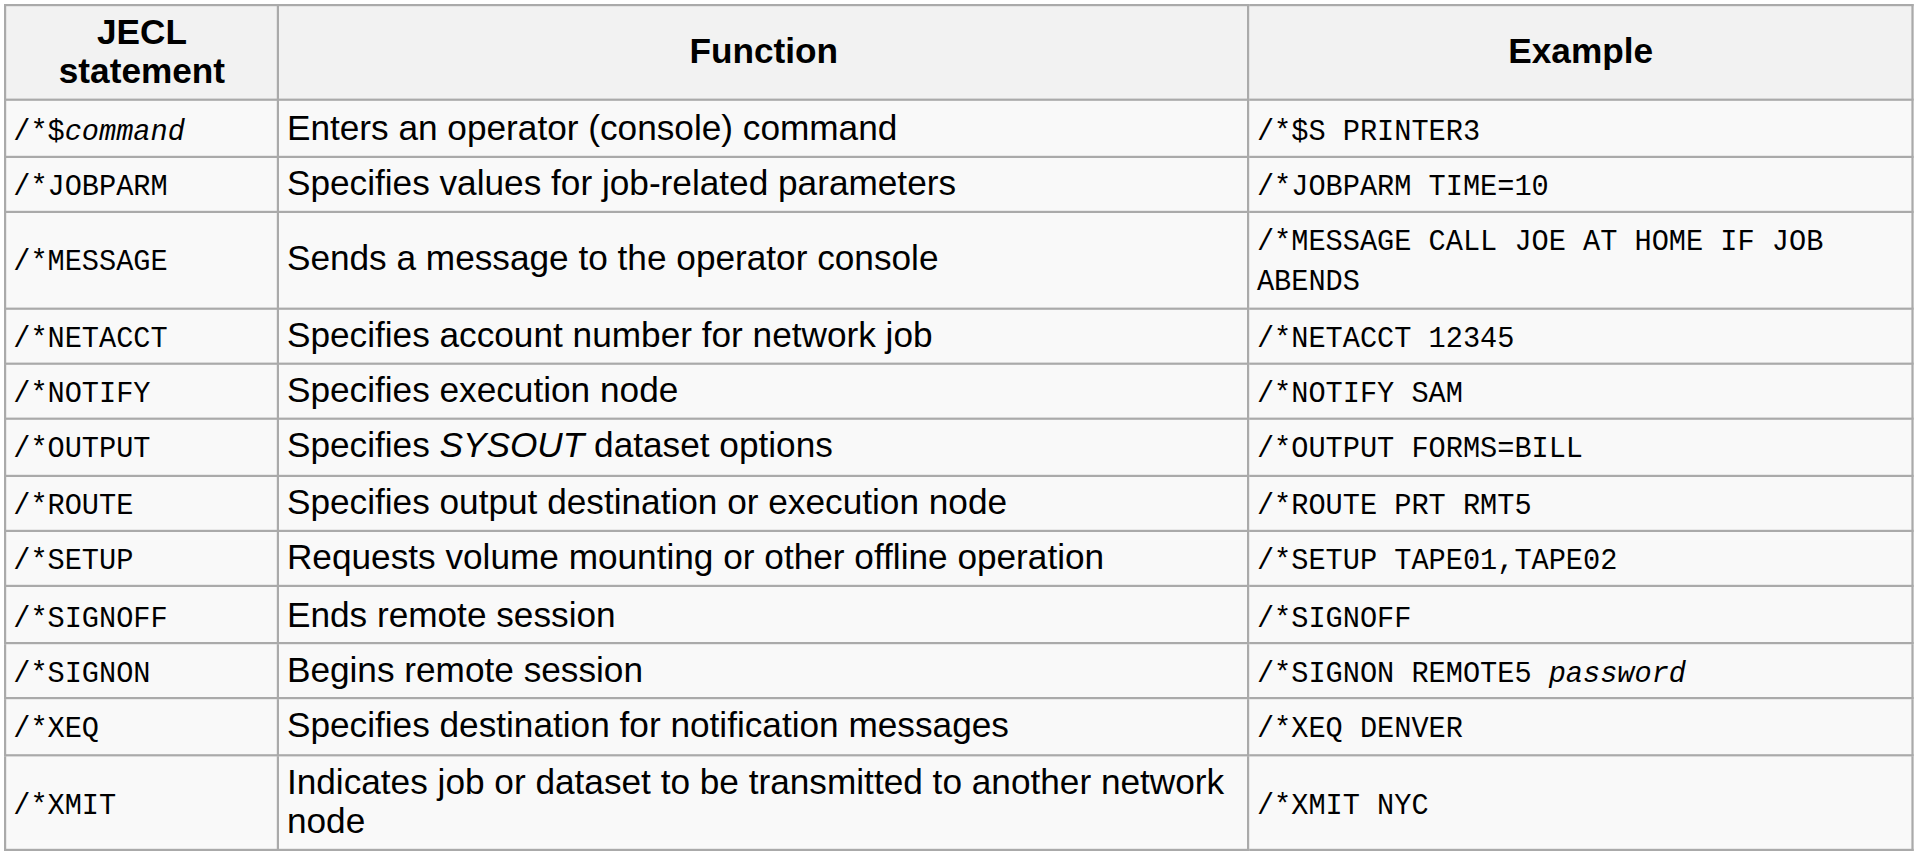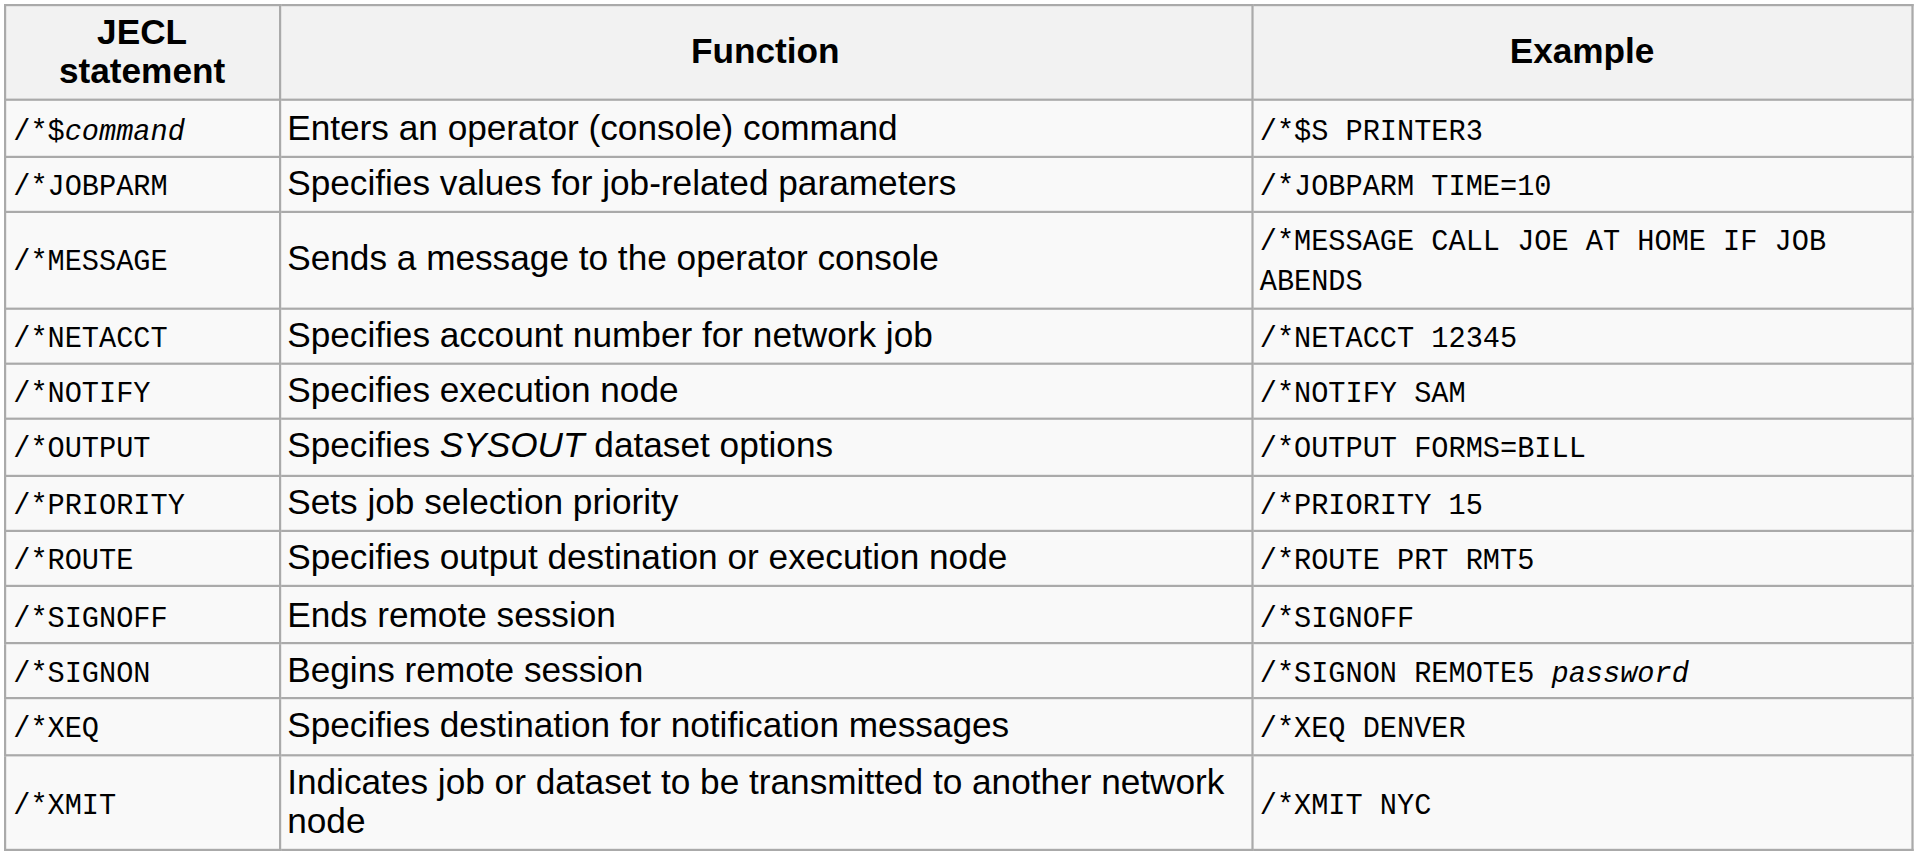+ row: (99, 506)
- row: (73, 562)
